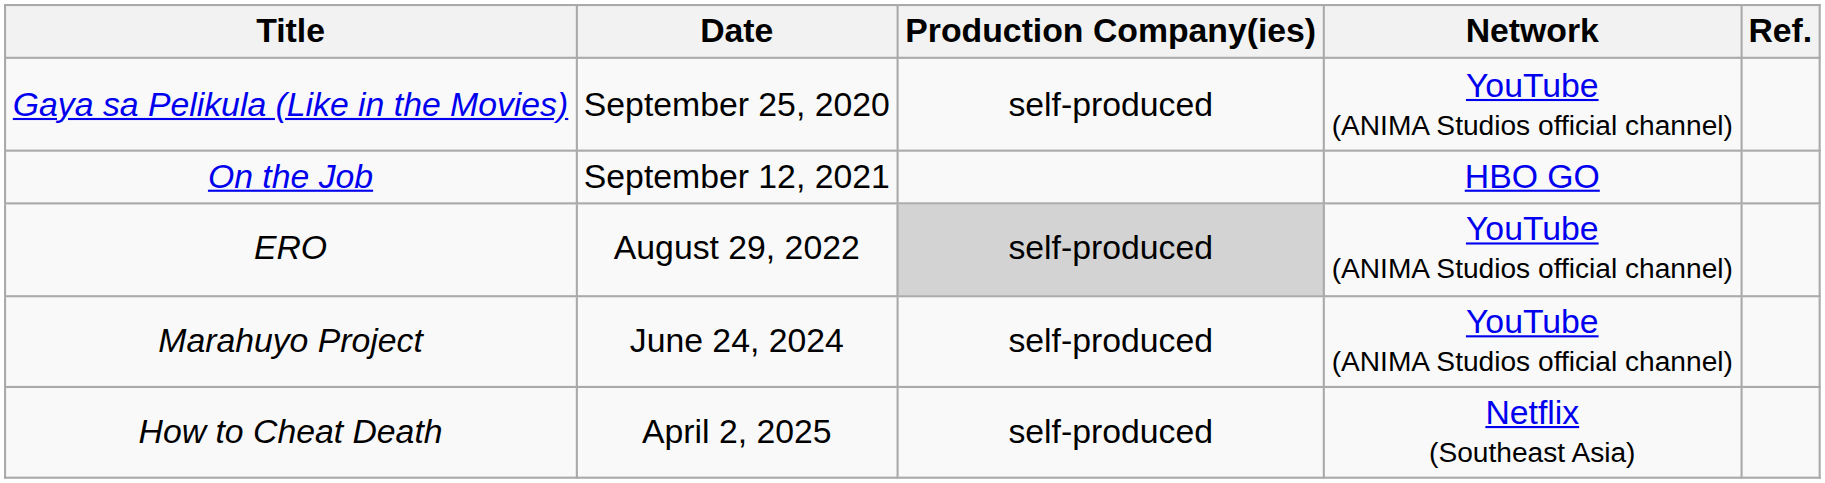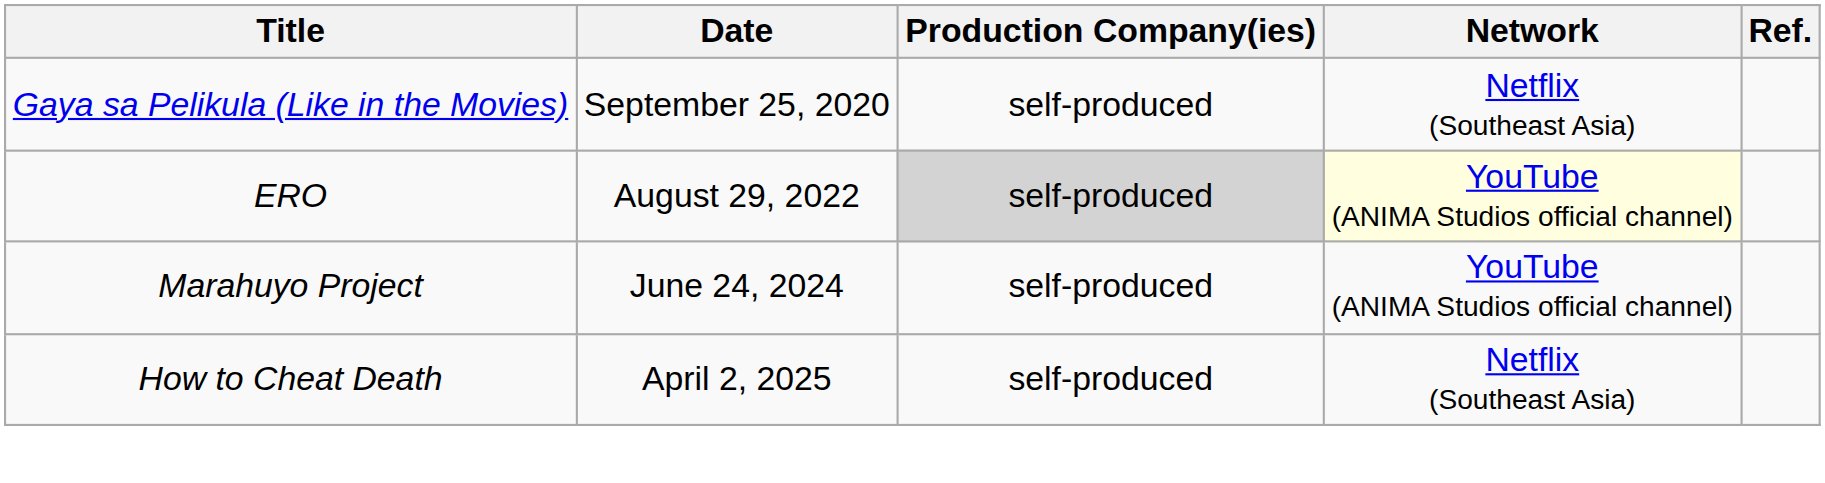(1532, 103) YouTube (ANIMA Studios official channel) -> (1532, 103) Netflix (Southeast Asia)
- row: (291, 176)
(1532, 248) no background -> (1532, 195) lightyellow background
